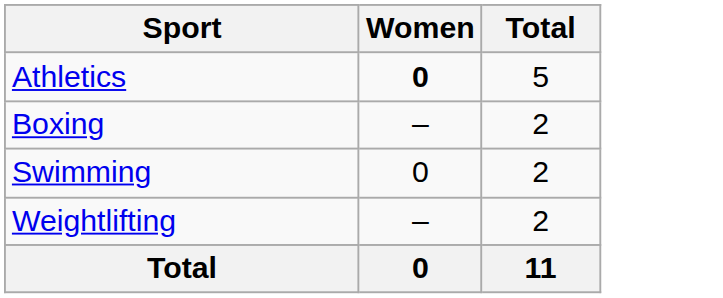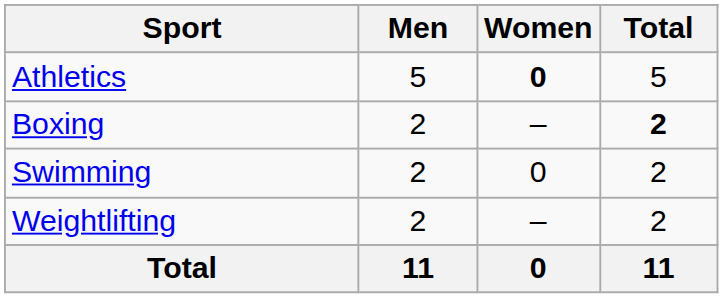+ column: (418, 28)
(541, 124) normal -> (659, 124) bold
